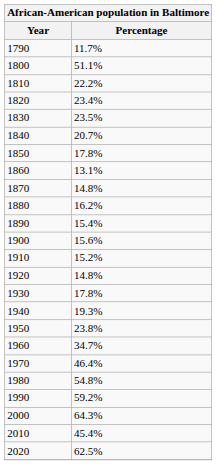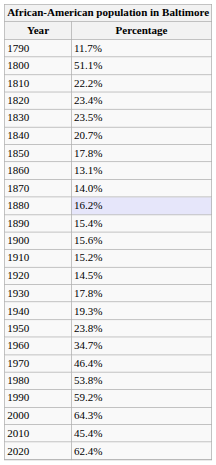(88, 188) 14.8% -> (88, 188) 14.0%
(88, 205) no background -> (88, 205) lavender background
(88, 275) 14.8% -> (88, 275) 14.5%
(88, 380) 54.8% -> (88, 380) 53.8%
(88, 451) 62.5% -> (88, 451) 62.4%
